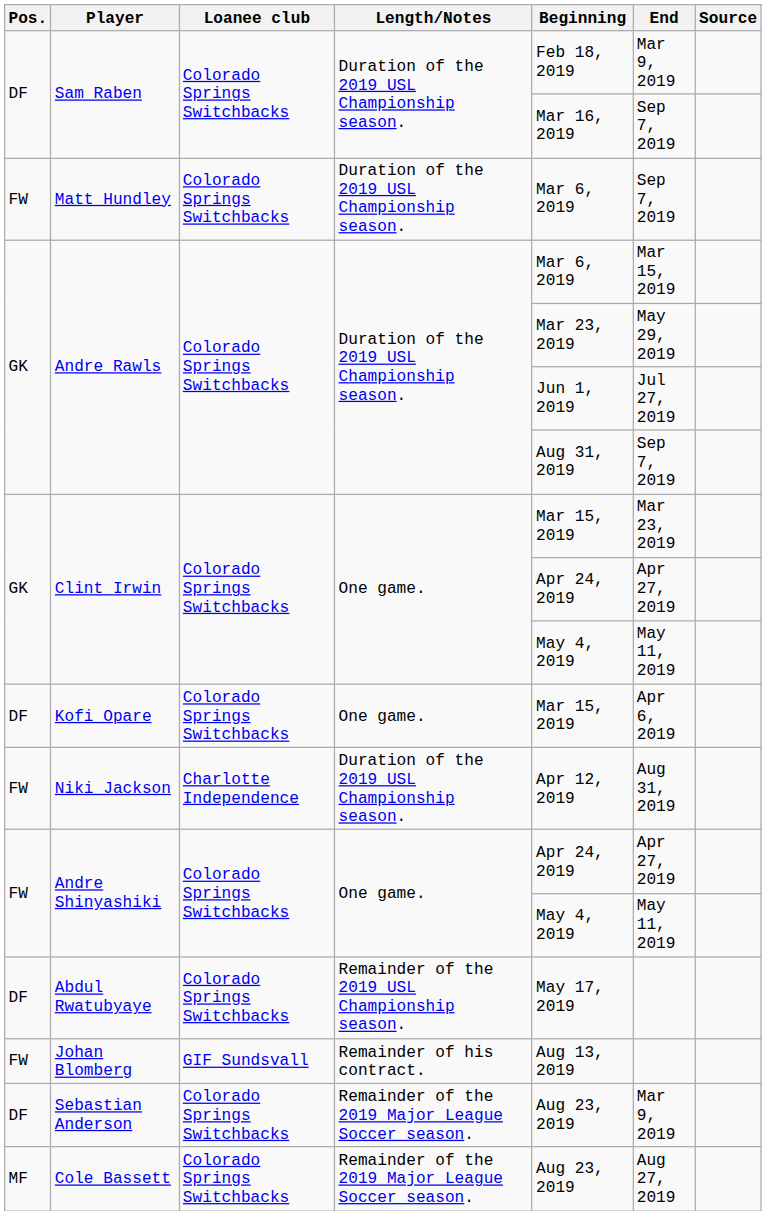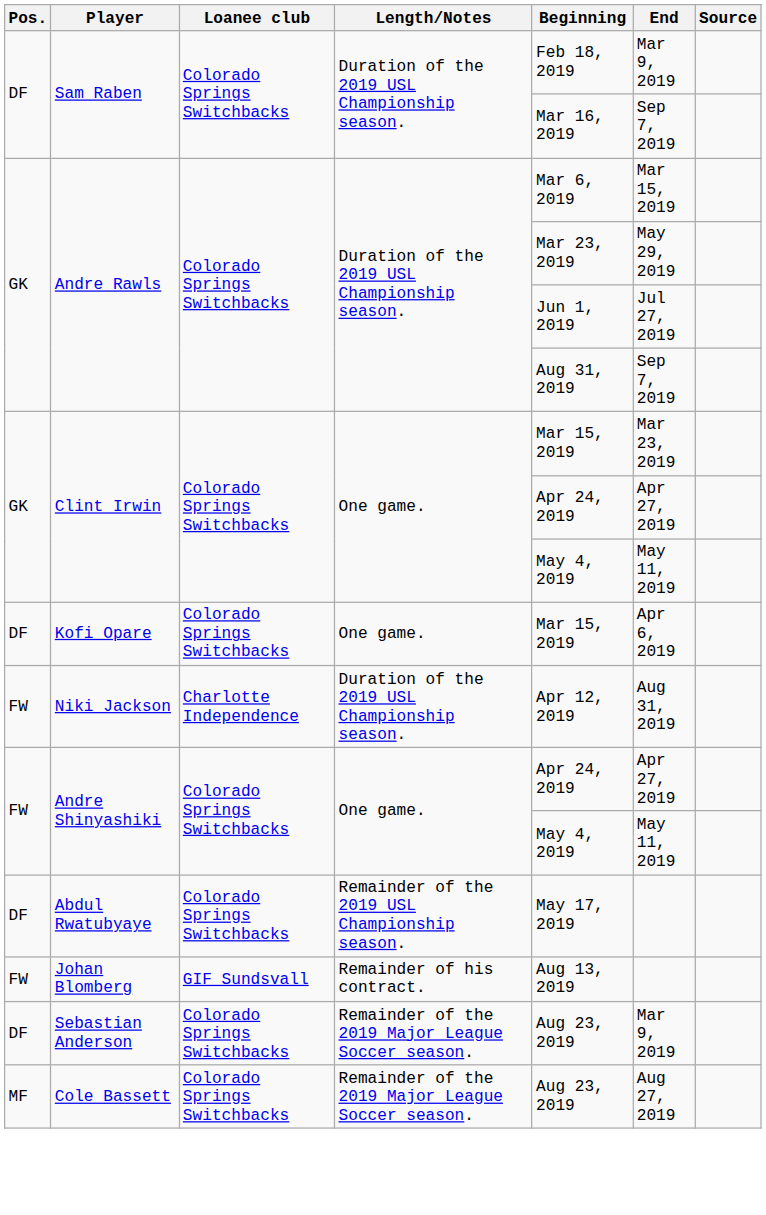- row: (113, 199)
